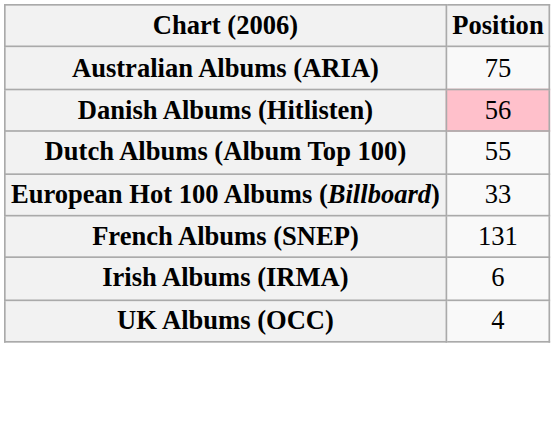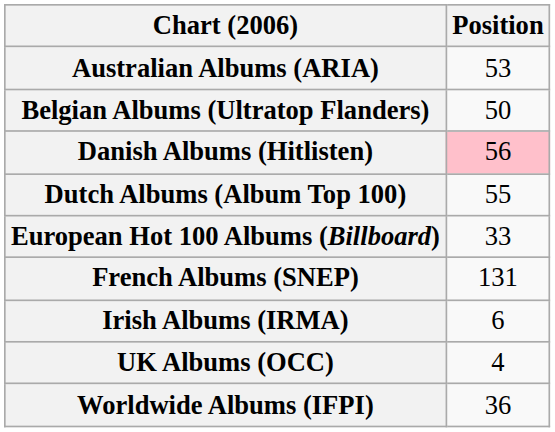(498, 67) 75 -> (498, 67) 53
+ row: (225, 109)
+ row: (225, 404)
